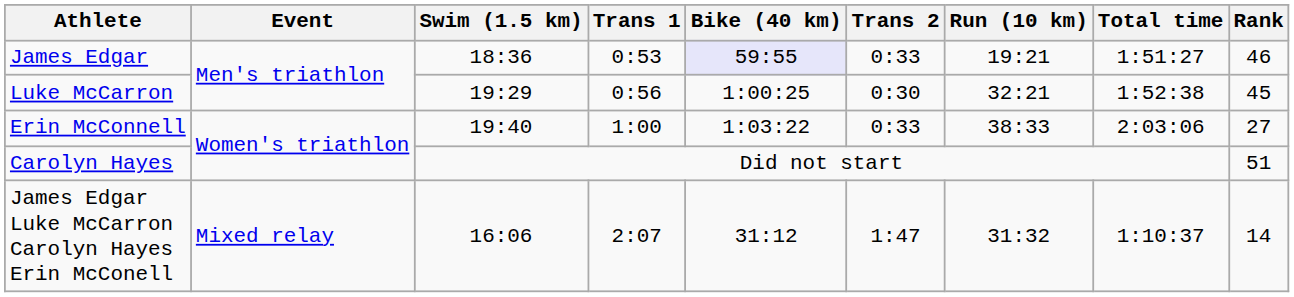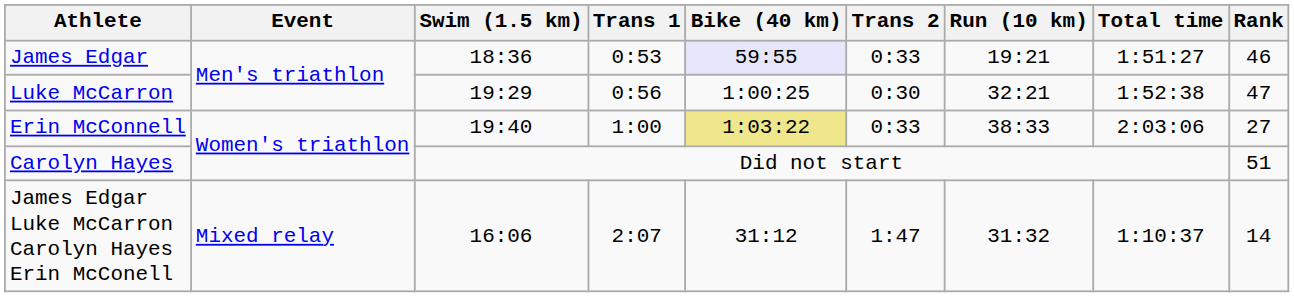(1259, 93) 45 -> (1259, 93) 47
(766, 128) no background -> (766, 128) khaki background
